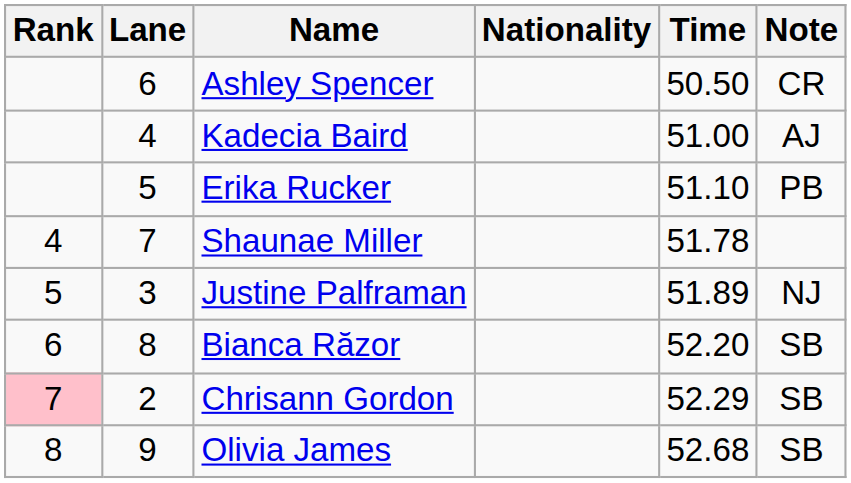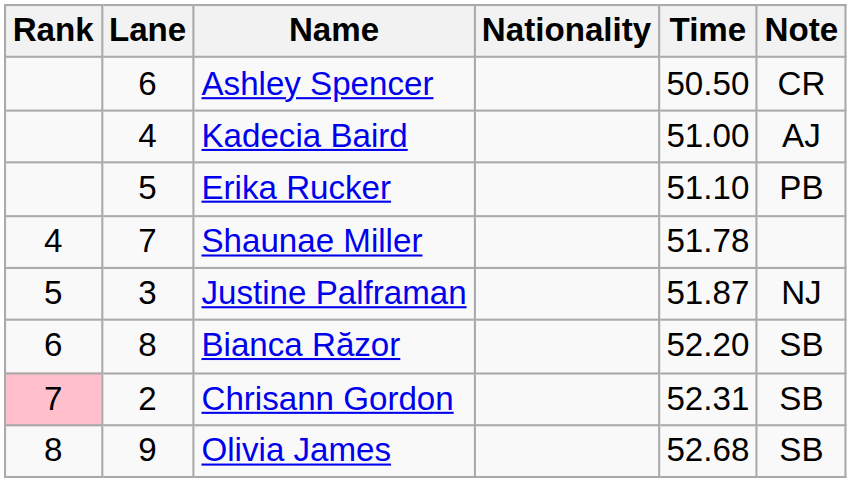(708, 293) 51.89 -> (708, 293) 51.87
(708, 398) 52.29 -> (708, 398) 52.31
